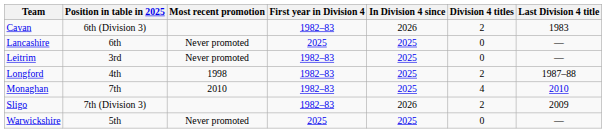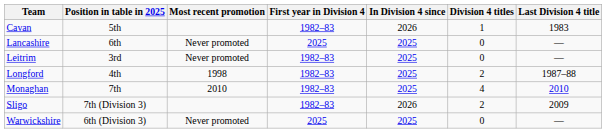(115, 27) 6th (Division 3) -> (115, 27) 5th
(482, 27) 2 -> (482, 27) 1
(115, 120) 5th -> (115, 120) 6th (Division 3)
